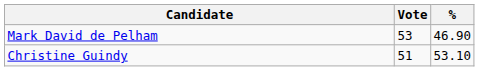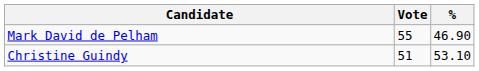(405, 35) 53 -> (405, 35) 55
